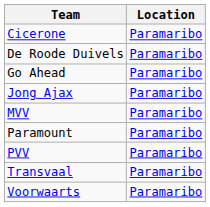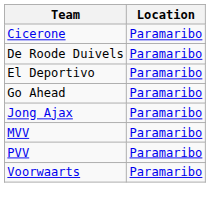+ row: (51, 73)
- row: (40, 133)
- row: (40, 172)
